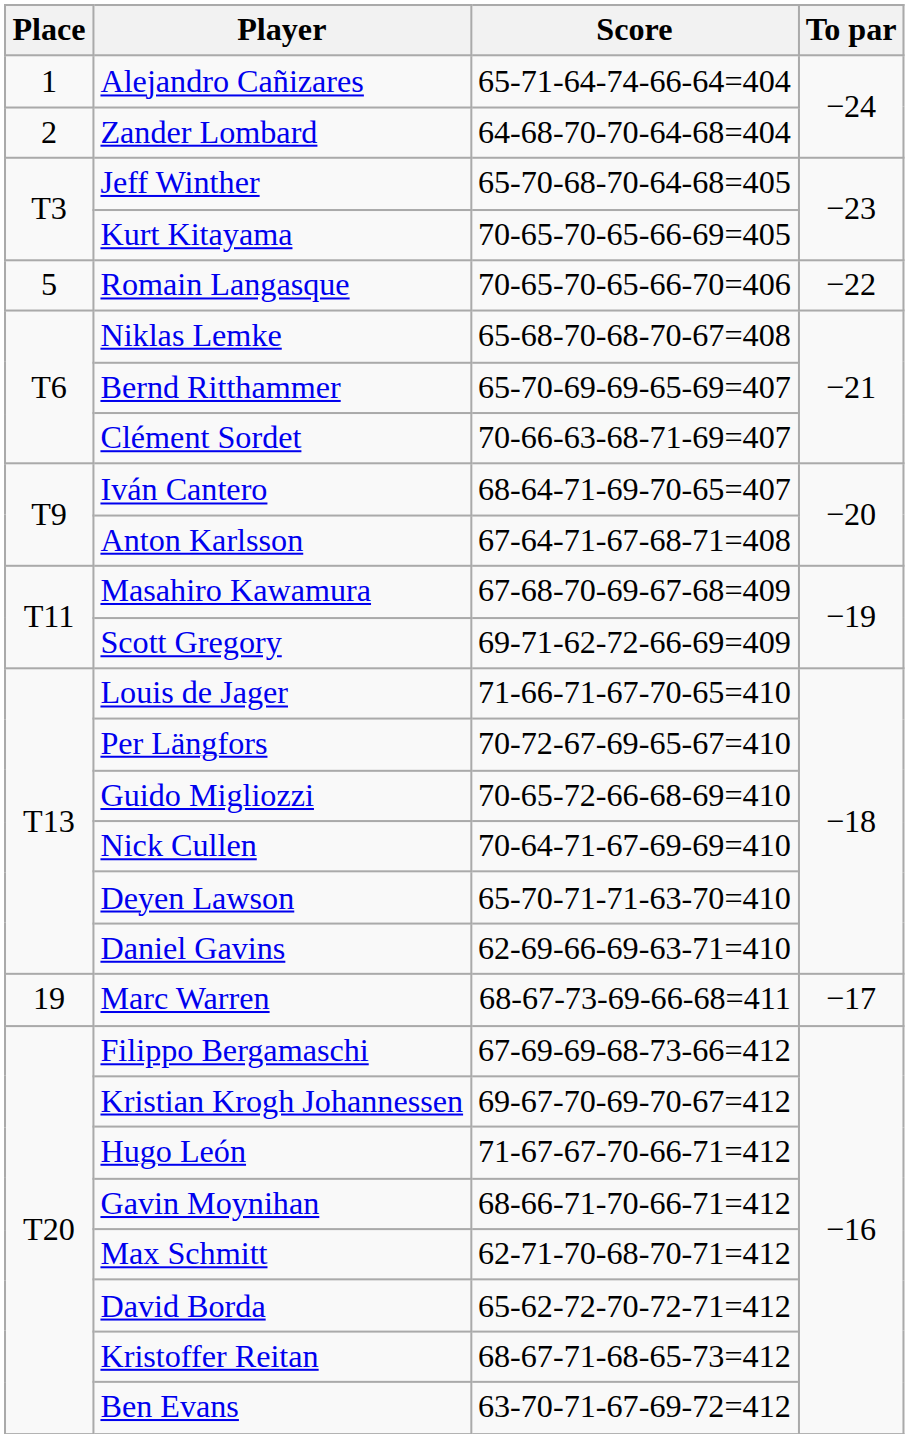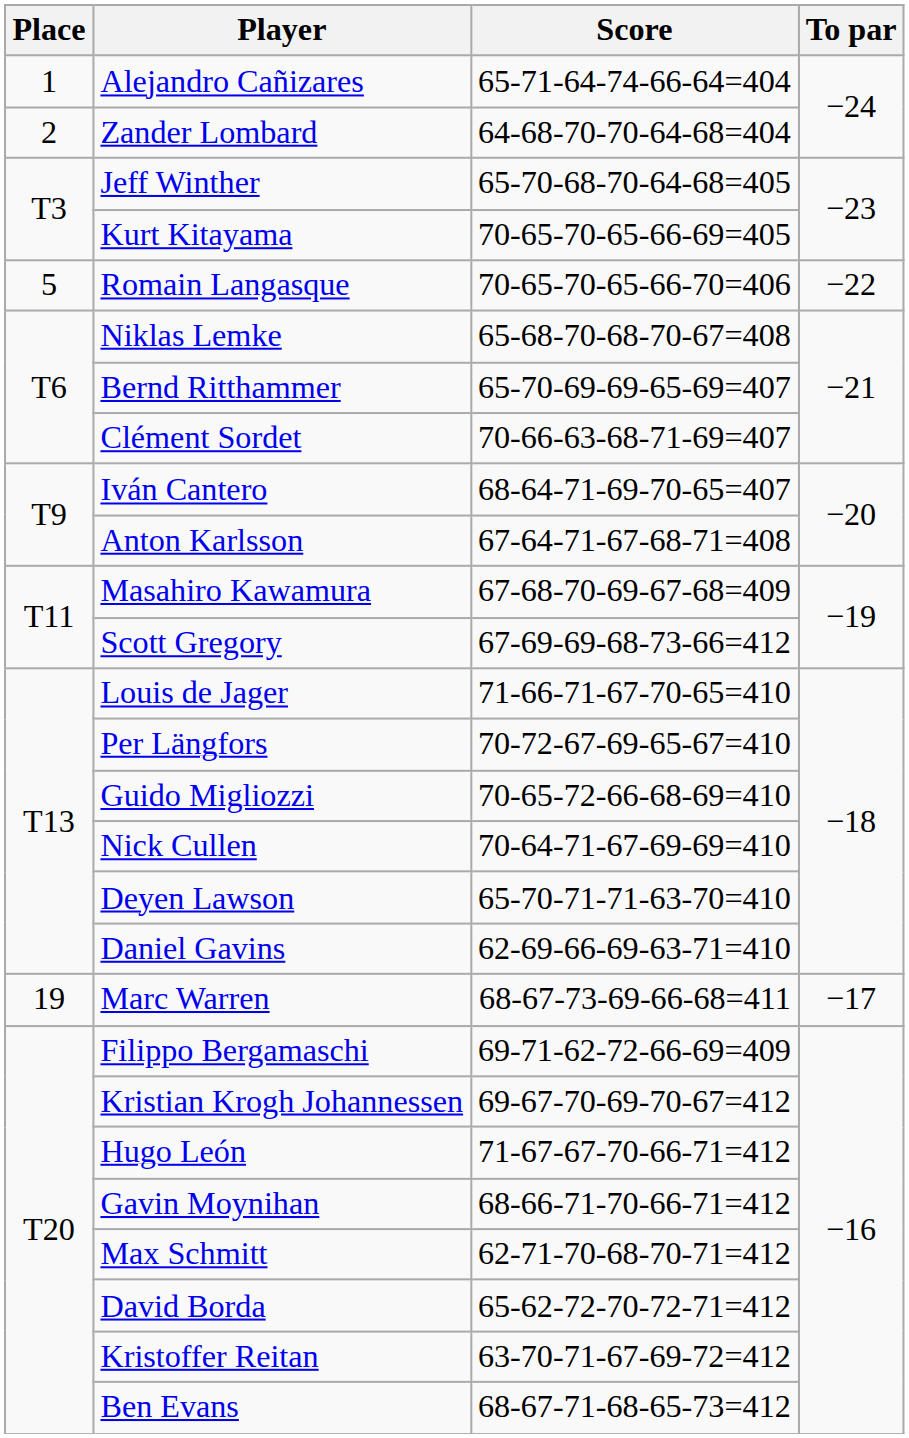(634, 642) 69-71-62-72-66-69=409 -> (634, 642) 67-69-69-68-73-66=412
(634, 1050) 67-69-69-68-73-66=412 -> (634, 1050) 69-71-62-72-66-69=409
(634, 1356) 68-67-71-68-65-73=412 -> (634, 1356) 63-70-71-67-69-72=412
(634, 1407) 63-70-71-67-69-72=412 -> (634, 1407) 68-67-71-68-65-73=412
